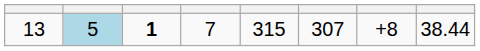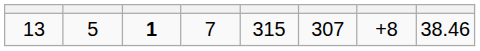(93, 29) lightblue background -> (93, 29) no background
(445, 29) 38.44 -> (445, 29) 38.46
